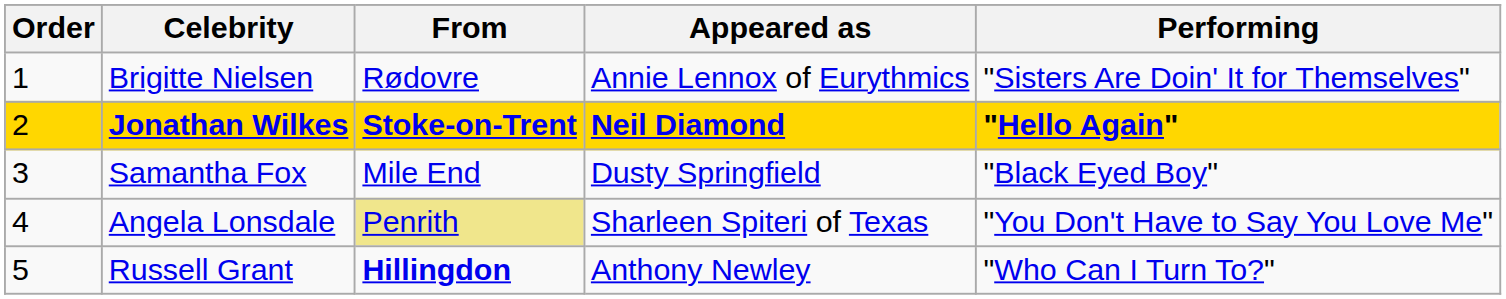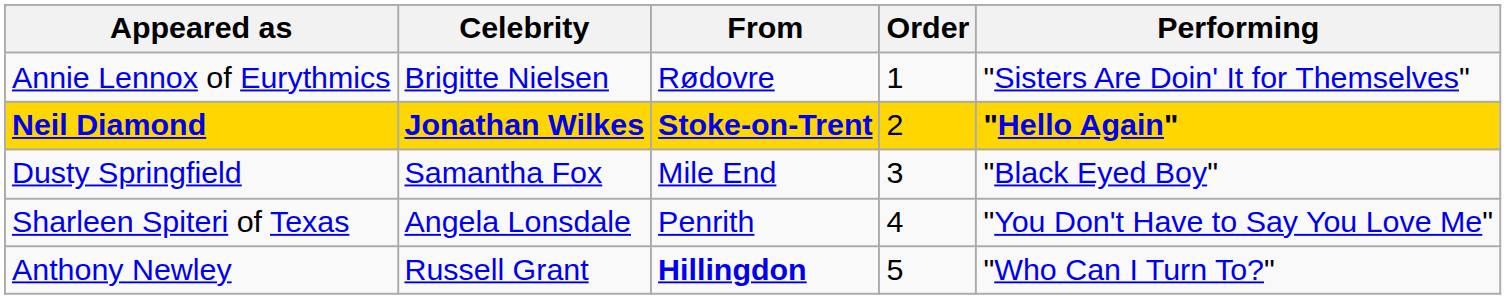columns swapped: (53, 28) <-> (780, 28)
(411, 221) khaki background -> (706, 221) no background
